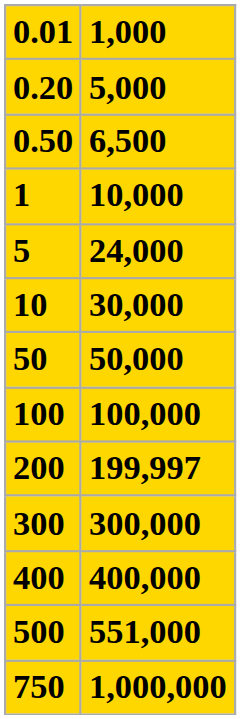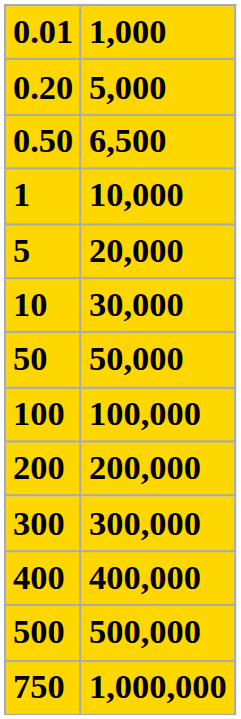(136, 250) 24,000 -> (136, 250) 20,000
(145, 468) 199,997 -> (145, 468) 200,000
(145, 631) 551,000 -> (145, 631) 500,000
